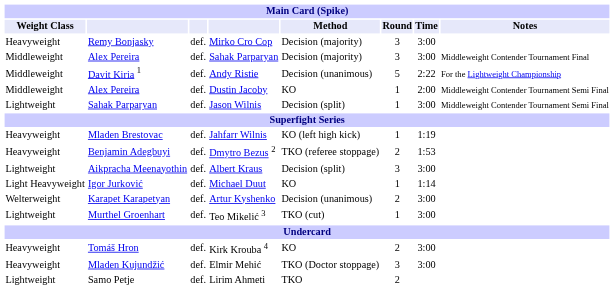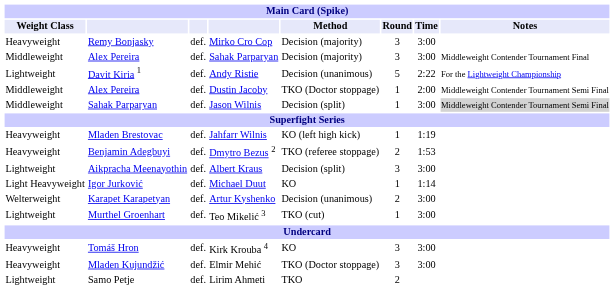(34, 73) Middleweight -> (30, 73) Lightweight
(289, 90) KO -> (330, 90) TKO (Doctor stoppage)
(30, 105) Lightweight -> (34, 105) Middleweight
(525, 105) no background -> (525, 105) lightgrey background
(397, 248) 2 -> (397, 248) 3
